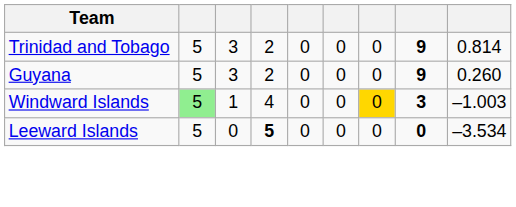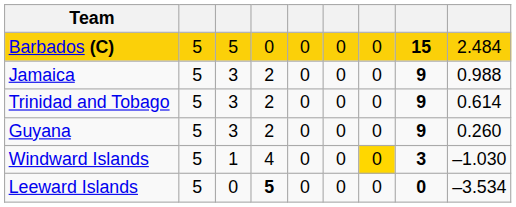+ row: (61, 46)
+ row: (42, 74)
(479, 46) 0.814 -> (479, 103) 0.614
(197, 103) lightgreen background -> (197, 159) no background
(479, 103) –1.003 -> (479, 159) –1.030
